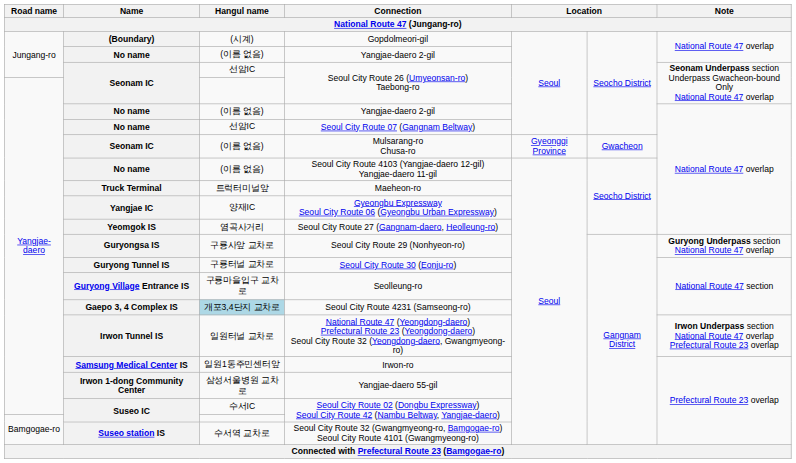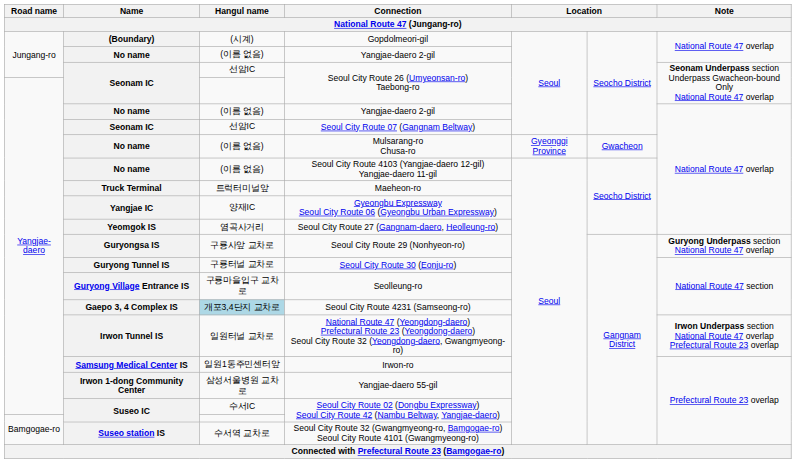(132, 127) No name -> (132, 127) Seonam IC
(132, 146) Seonam IC -> (132, 146) No name
